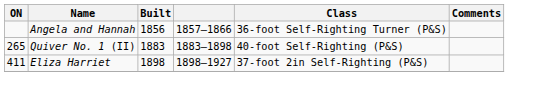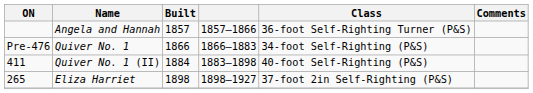(153, 30) 1856 -> (177, 30) 1857
+ row: (92, 46)
(16, 46) 265 -> (16, 63) 411
(153, 46) 1883 -> (177, 63) 1884
(16, 63) 411 -> (16, 80) 265
